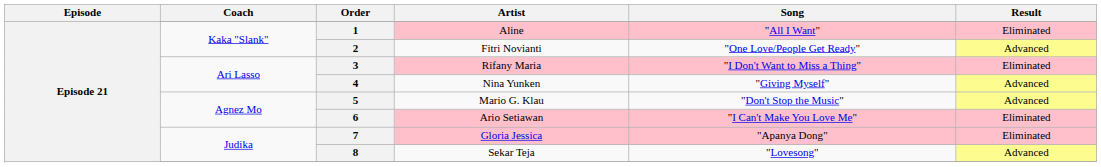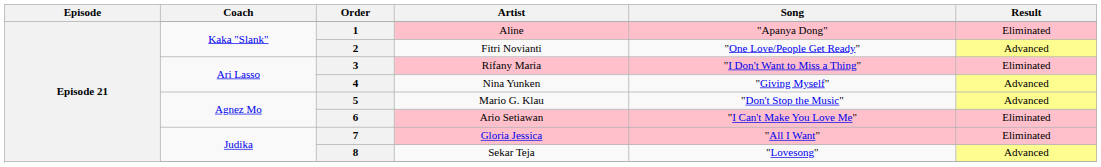(792, 30) "All I Want" -> (792, 30) "Apanya Dong"
(792, 135) "Apanya Dong" -> (792, 135) "All I Want"
